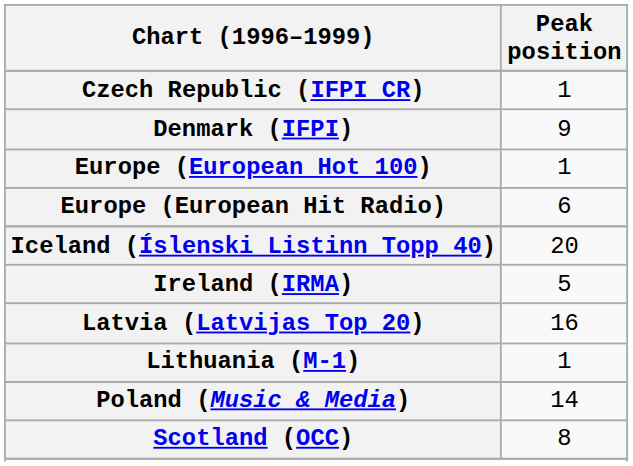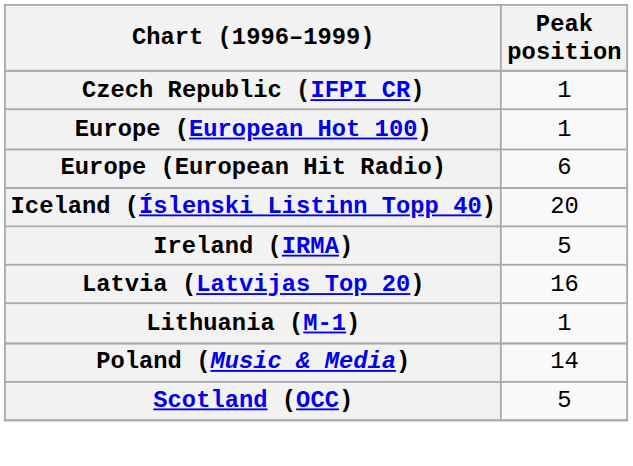- row: (253, 129)
(564, 439) 8 -> (564, 401) 5
